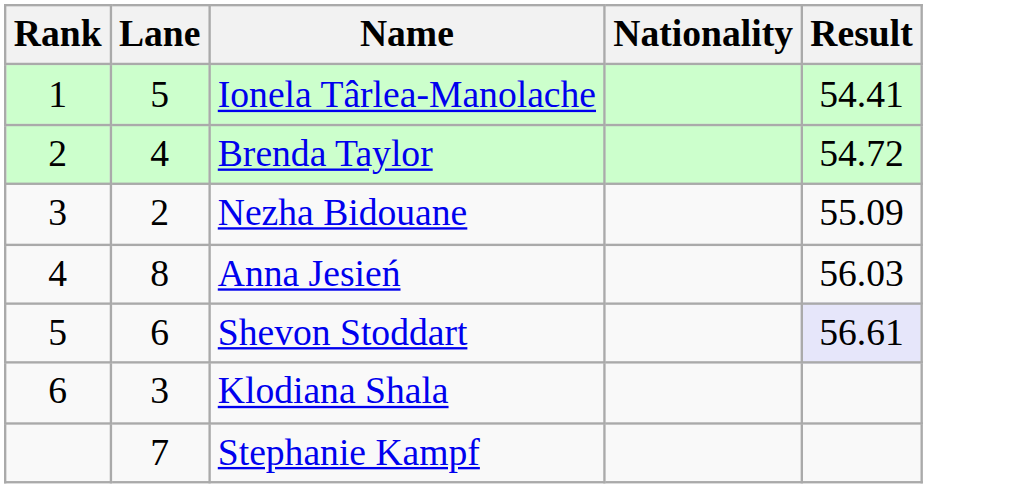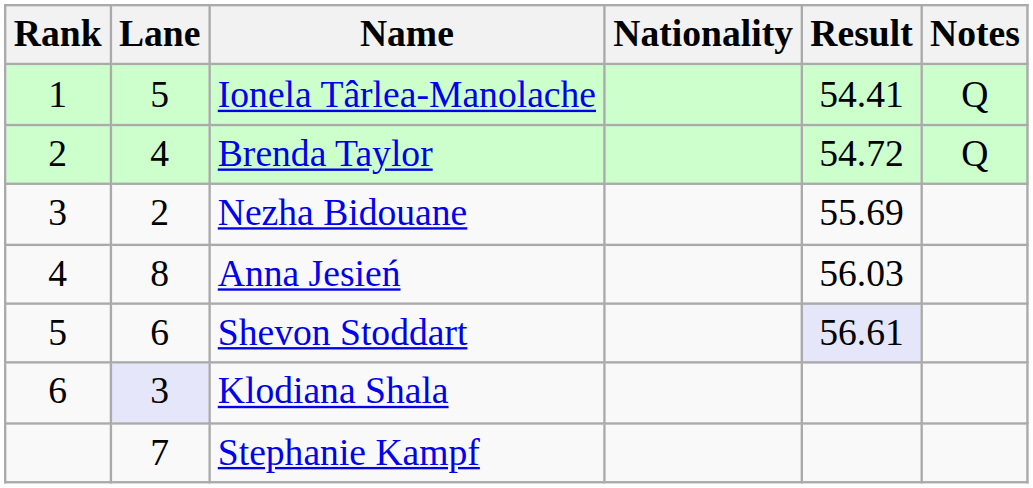+ column: (975, 34)
(862, 213) 55.09 -> (862, 213) 55.69
(160, 392) no background -> (160, 392) lavender background
